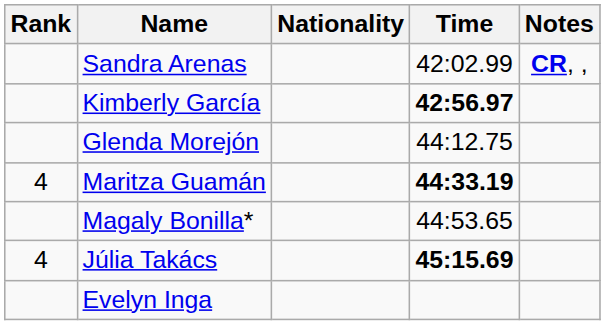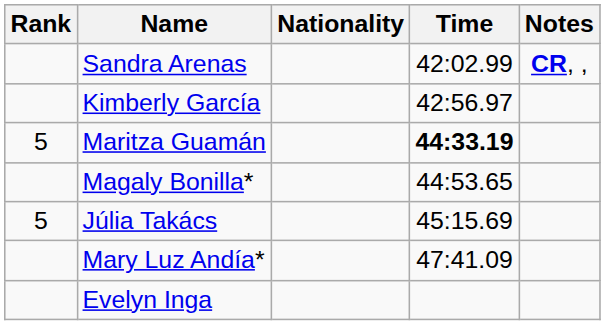(464, 102) bold -> (464, 102) normal
- row: (171, 142)
(41, 181) 4 -> (41, 142) 5
(41, 260) 4 -> (41, 220) 5
(464, 260) bold -> (464, 220) normal
+ row: (174, 260)
